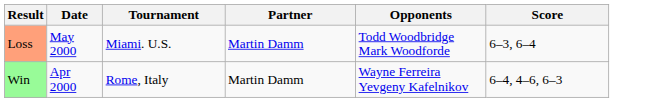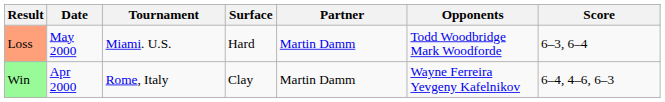+ column: (251, 15)
